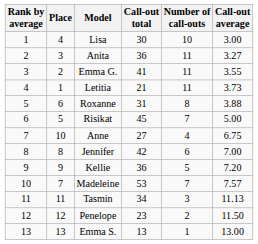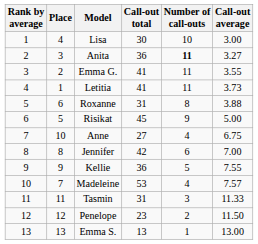(187, 55) normal -> (187, 55) bold
(141, 87) 21 -> (141, 87) 41
(187, 119) 7 -> (187, 119) 9
(233, 167) 7.20 -> (233, 167) 7.55
(187, 183) 7 -> (187, 183) 4
(141, 199) 34 -> (141, 199) 31
(233, 199) 11.13 -> (233, 199) 11.33
